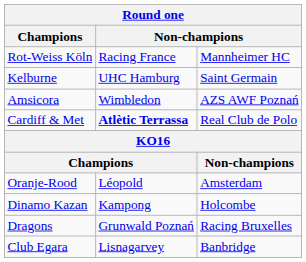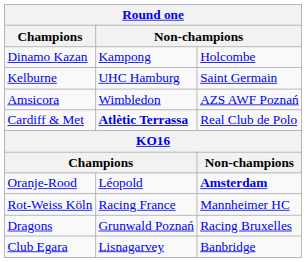rows swapped: (47, 204) <-> (50, 57)
(231, 183) normal -> (234, 183) bold
